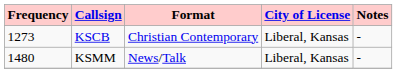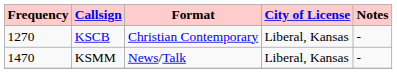(21, 36) 1273 -> (21, 36) 1270
(21, 57) 1480 -> (21, 57) 1470
